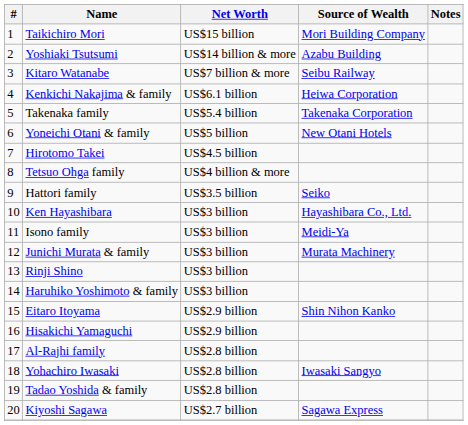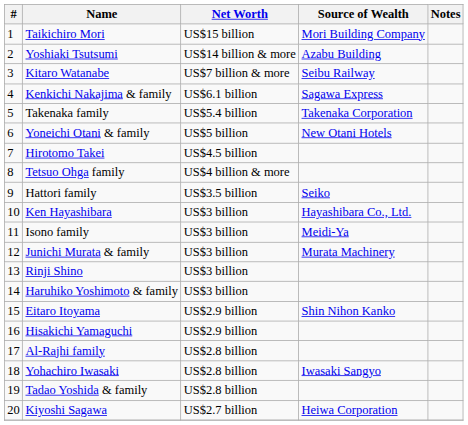(350, 93) Heiwa Corporation -> (342, 93) Sagawa Express
(342, 410) Sagawa Express -> (350, 410) Heiwa Corporation
